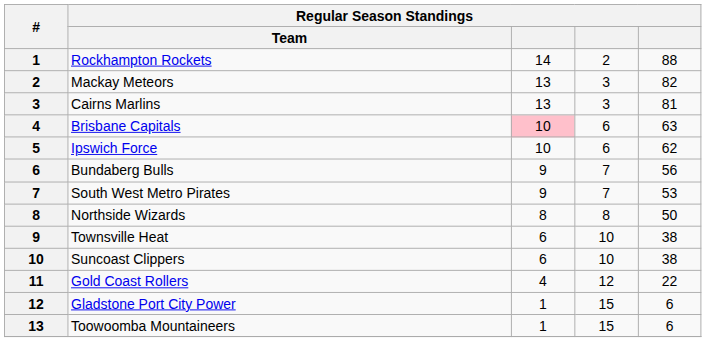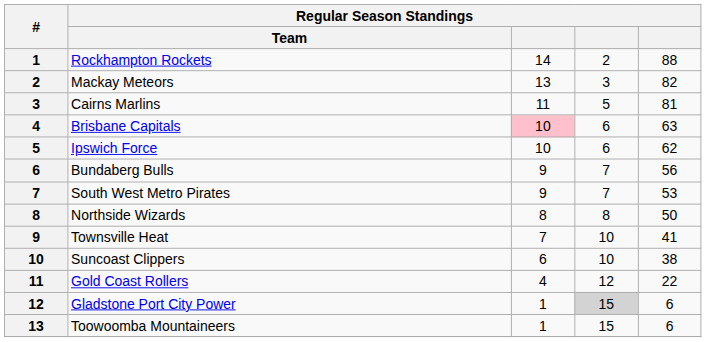(543, 104) 13 -> (543, 104) 11
(606, 104) 3 -> (606, 104) 5
(543, 237) 6 -> (543, 237) 7
(670, 237) 38 -> (670, 237) 41
(606, 304) no background -> (606, 304) lightgrey background
